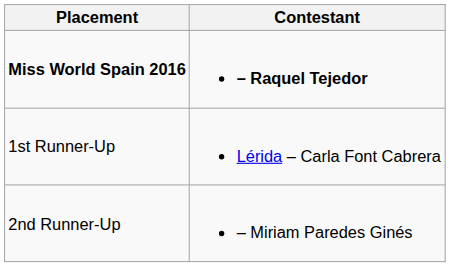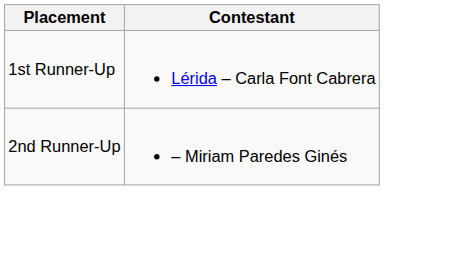- row: (97, 69)
